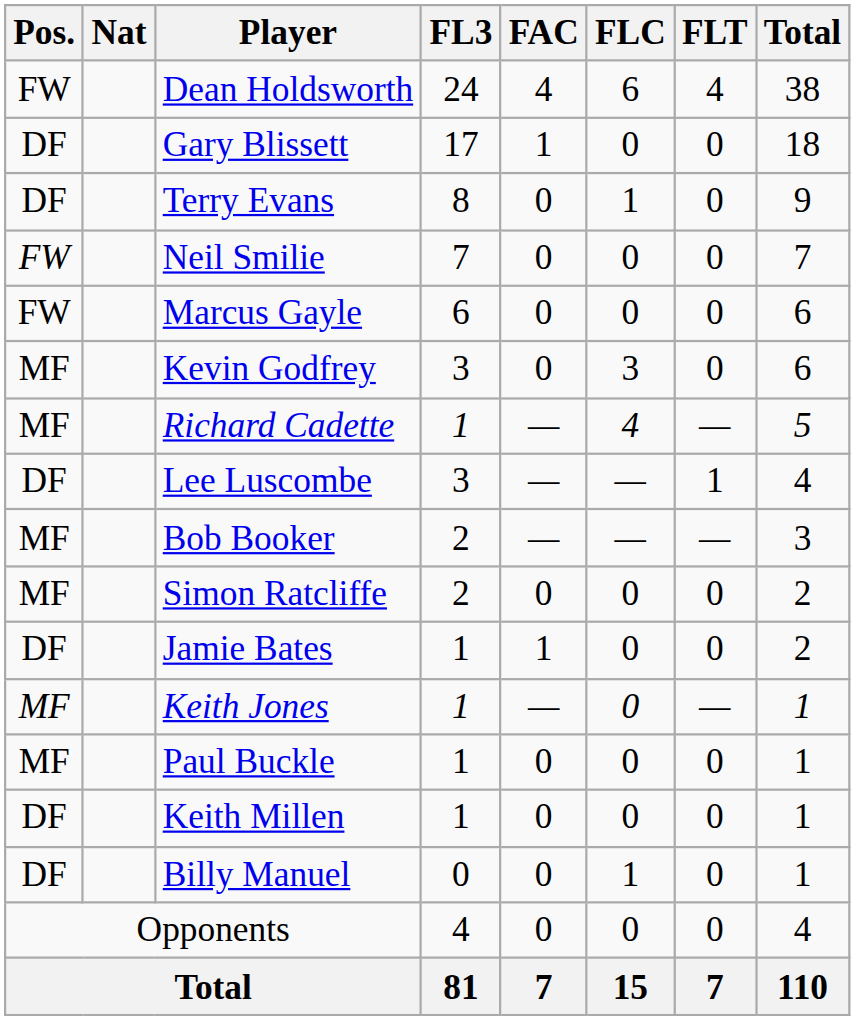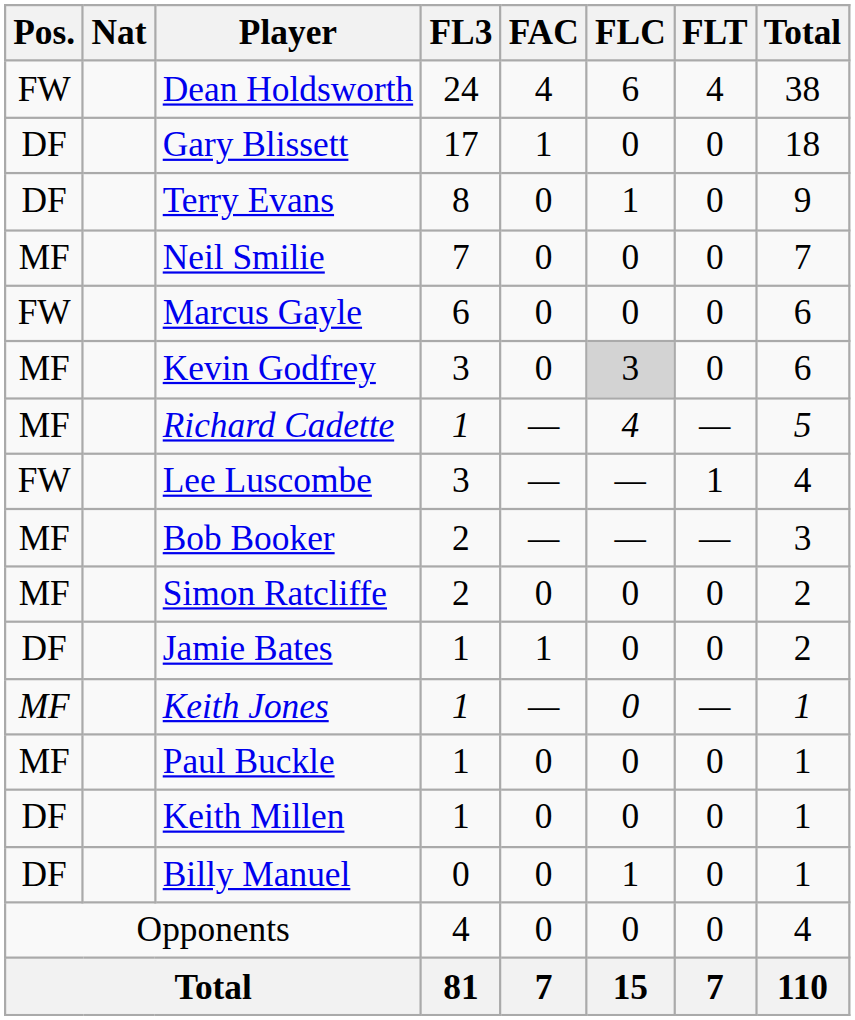(44, 256) FW -> (44, 256) MF
(630, 369) no background -> (630, 369) lightgrey background
(44, 481) DF -> (44, 481) FW
